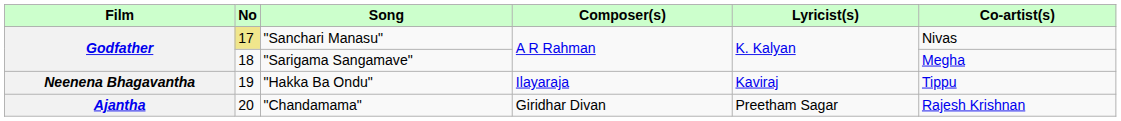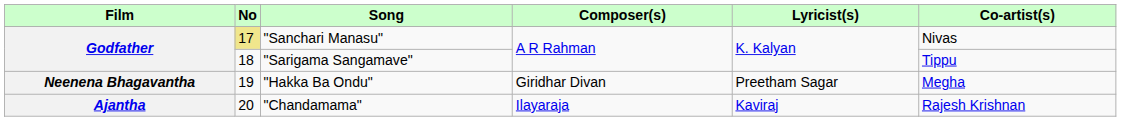(943, 60) Megha -> (939, 60) Tippu
(542, 82) Ilayaraja -> (561, 82) Giridhar Divan
(757, 82) Kaviraj -> (787, 82) Preetham Sagar
(939, 82) Tippu -> (943, 82) Megha
(561, 104) Giridhar Divan -> (542, 104) Ilayaraja
(787, 104) Preetham Sagar -> (757, 104) Kaviraj
